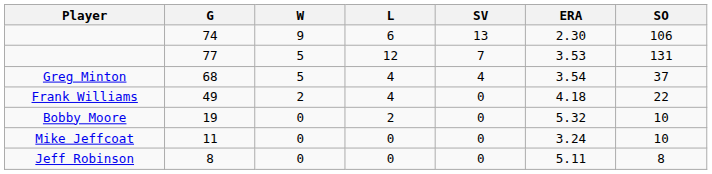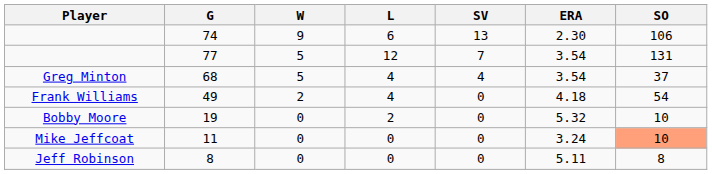(571, 56) 3.53 -> (571, 56) 3.54
(661, 97) 22 -> (661, 97) 54
(661, 138) no background -> (661, 138) lightsalmon background
